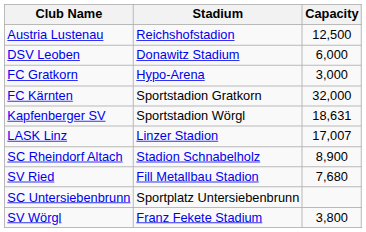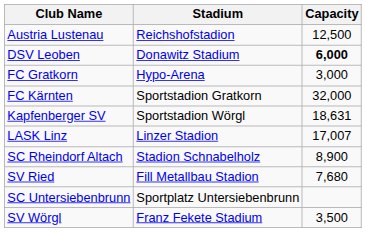(332, 55) normal -> (332, 55) bold
(332, 217) 3,800 -> (332, 217) 3,500
